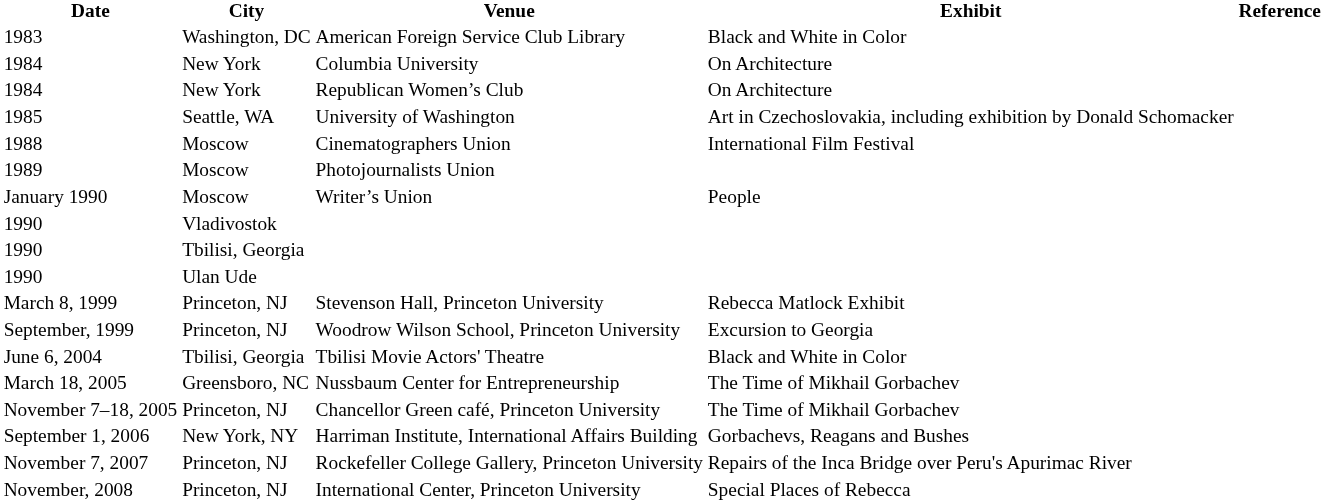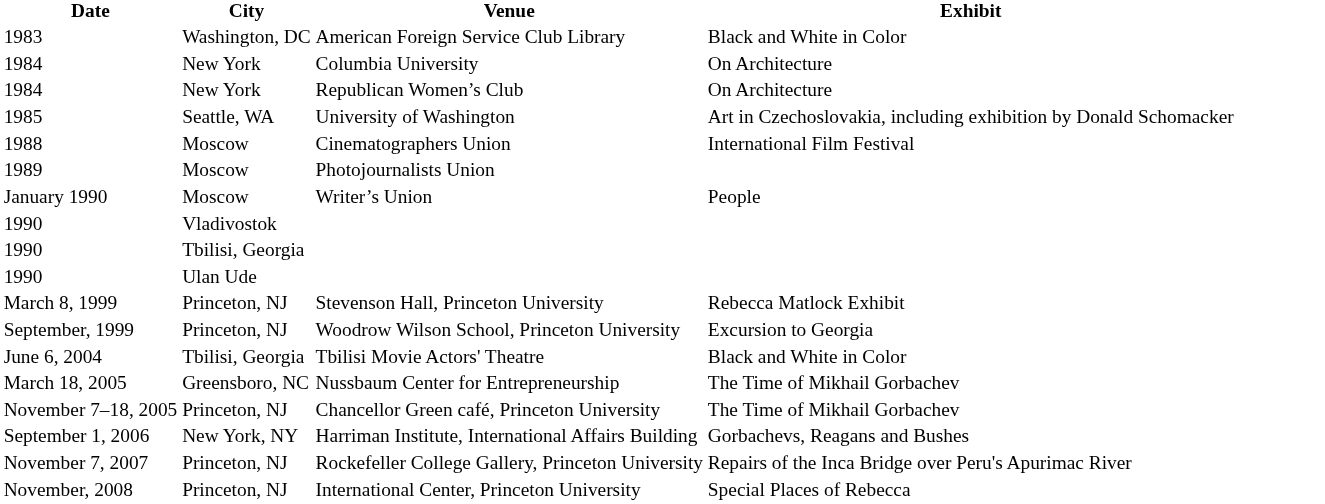- column: (1280, 10)
